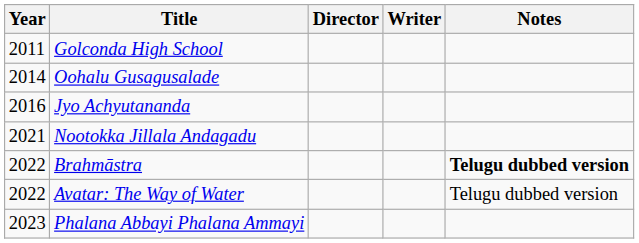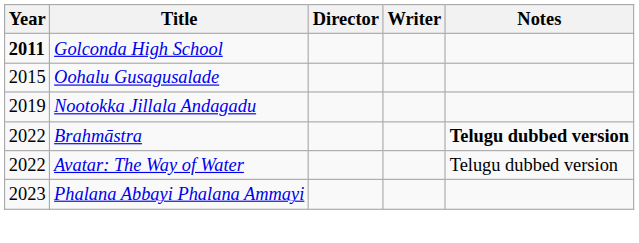(27, 48) normal -> (27, 48) bold
(27, 77) 2014 -> (27, 77) 2015
- row: (122, 106)
(27, 135) 2021 -> (27, 106) 2019
